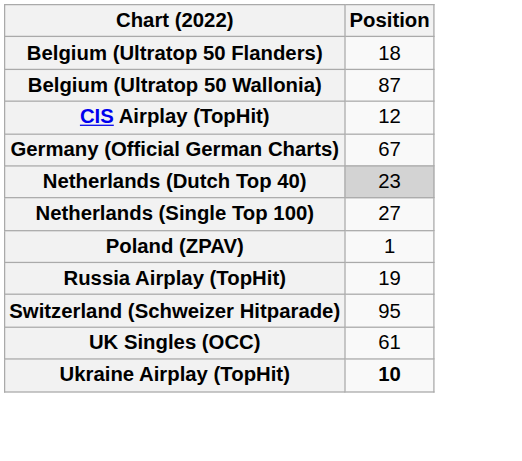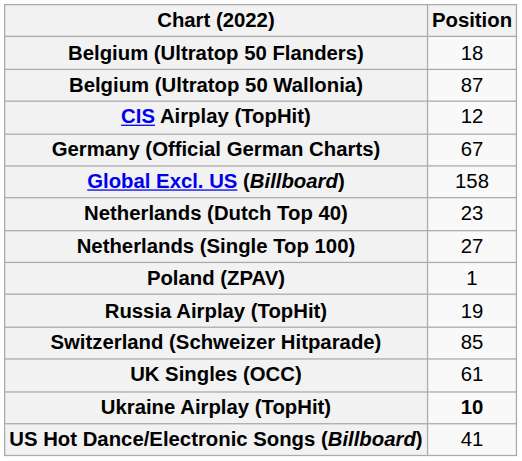+ row: (216, 181)
(390, 181) lightgrey background -> (472, 213) no background
(390, 310) 95 -> (472, 342) 85
+ row: (216, 439)
